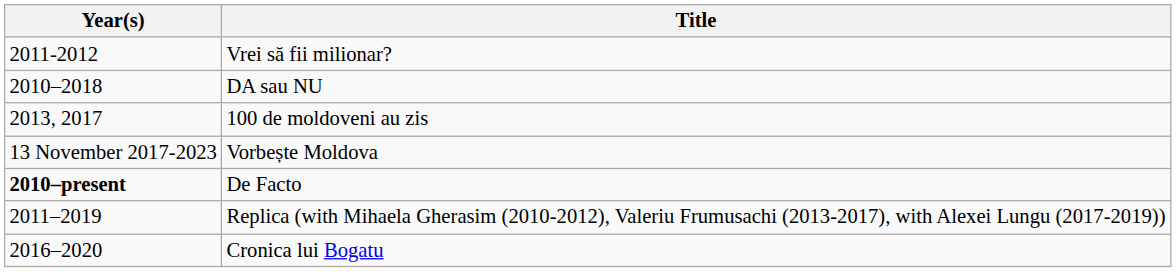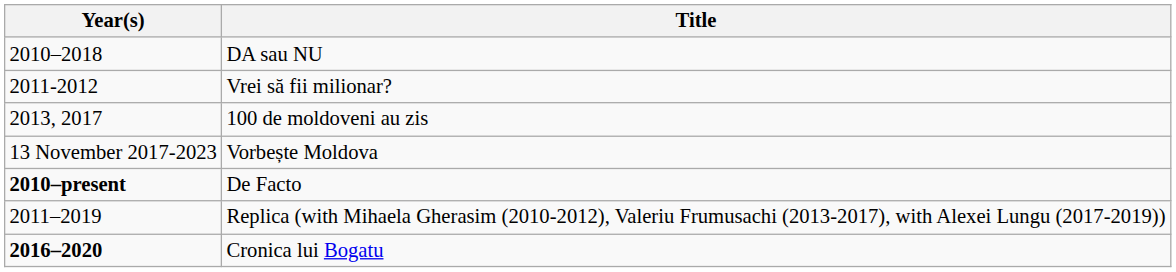rows swapped: (309, 53) <-> (275, 86)
(56, 250) normal -> (56, 250) bold
